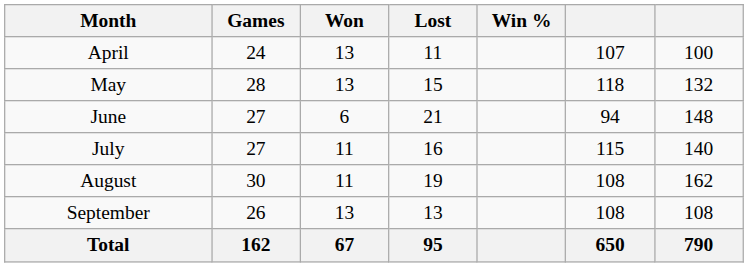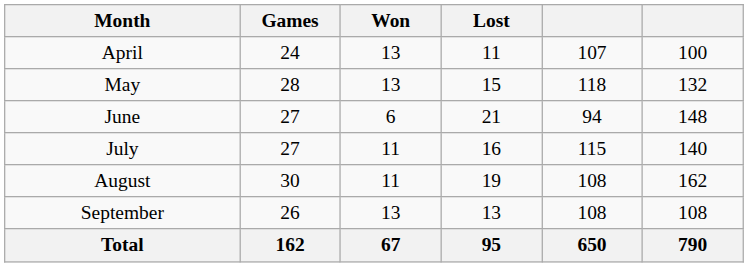- column: (522, 20)
